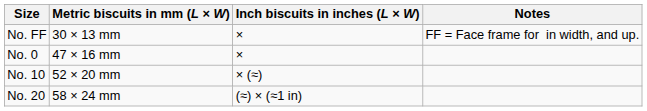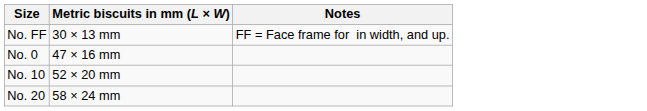- column: (328, 14)
